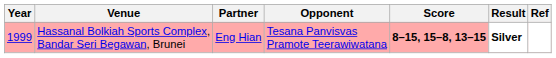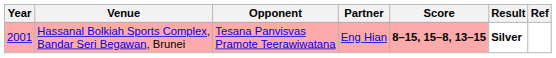columns swapped: (238, 14) <-> (327, 14)
(20, 38) 1999 -> (20, 38) 2001
